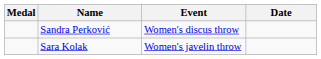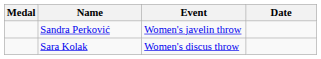(192, 29) Women's discus throw -> (193, 29) Women's javelin throw
(193, 46) Women's javelin throw -> (192, 46) Women's discus throw
